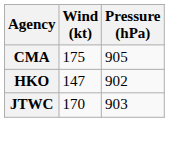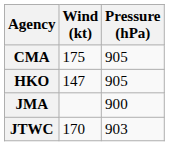(116, 81) 902 -> (116, 81) 905
+ row: (32, 104)
